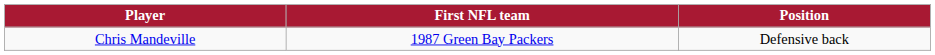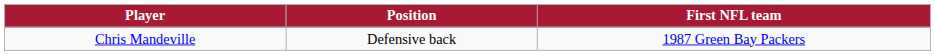columns swapped: (804, 15) <-> (482, 15)
